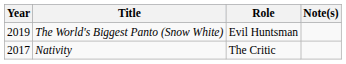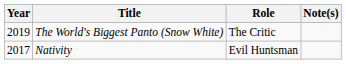(263, 31) Evil Huntsman -> (252, 31) The Critic
(252, 50) The Critic -> (263, 50) Evil Huntsman
